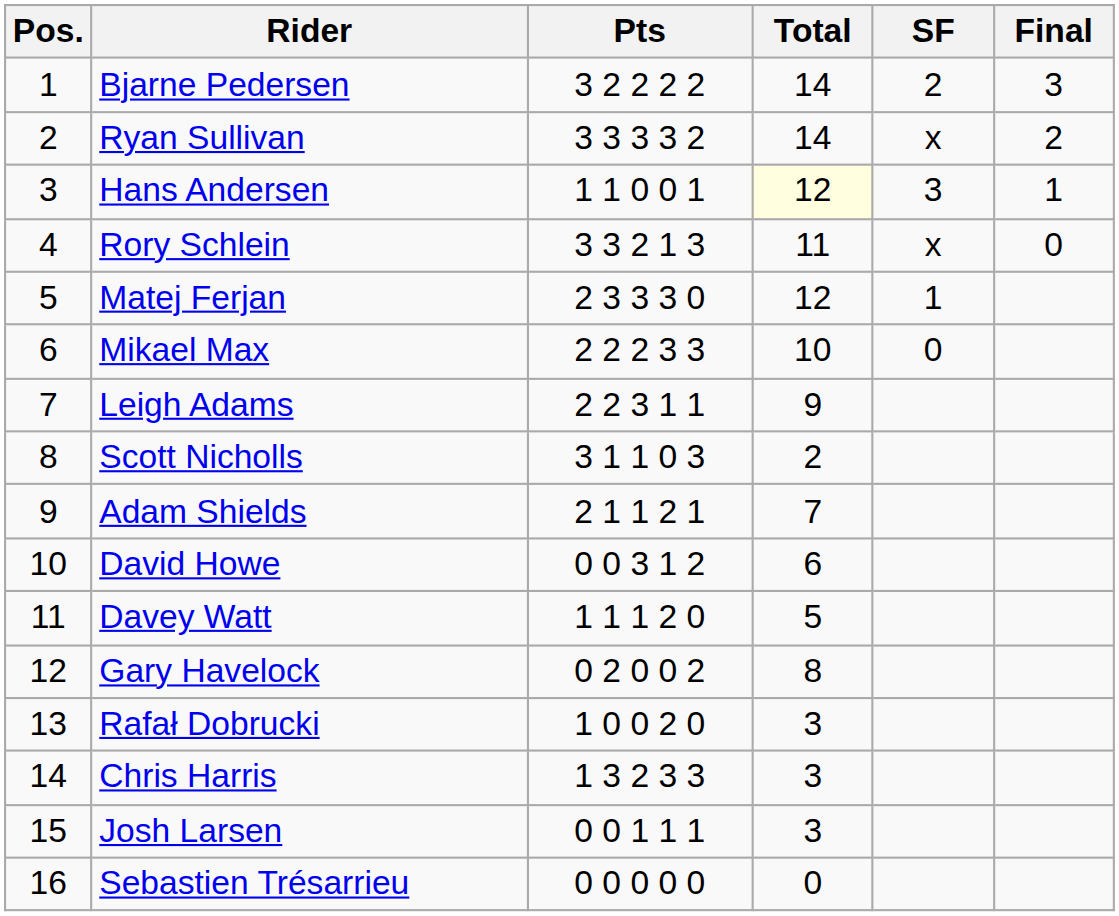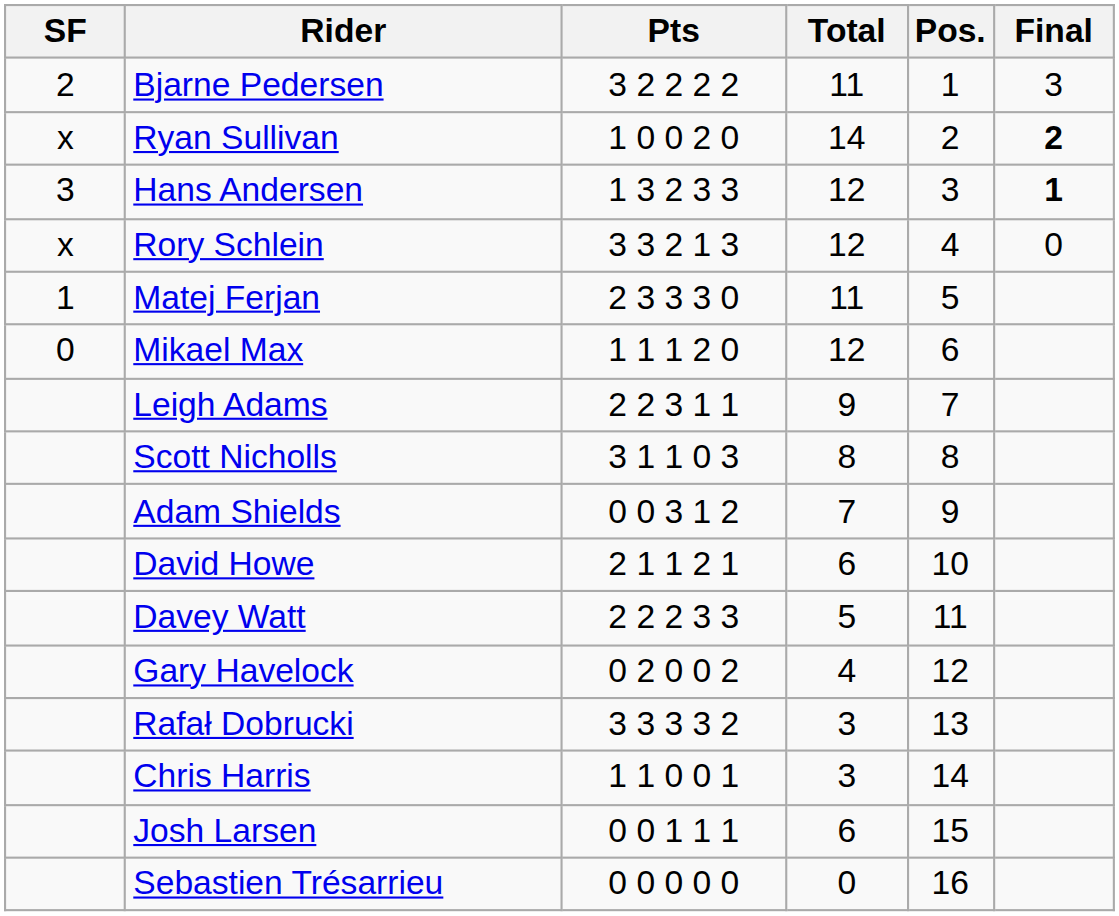columns swapped: (48, 31) <-> (933, 31)
(813, 84) 14 -> (847, 84) 11
(640, 137) 3 3 3 3 2 -> (674, 137) 1 0 0 2 0
(1054, 137) normal -> (1054, 137) bold
(640, 191) 1 1 0 0 1 -> (674, 191) 1 3 2 3 3
(813, 191) lightyellow background -> (847, 191) no background
(1054, 191) normal -> (1054, 191) bold
(813, 244) 11 -> (847, 244) 12
(813, 297) 12 -> (847, 297) 11
(640, 350) 2 2 2 3 3 -> (674, 350) 1 1 1 2 0
(813, 350) 10 -> (847, 350) 12
(813, 457) 2 -> (847, 457) 8
(640, 510) 2 1 1 2 1 -> (674, 510) 0 0 3 1 2
(640, 564) 0 0 3 1 2 -> (674, 564) 2 1 1 2 1
(640, 617) 1 1 1 2 0 -> (674, 617) 2 2 2 3 3
(813, 670) 8 -> (847, 670) 4
(640, 723) 1 0 0 2 0 -> (674, 723) 3 3 3 3 2
(640, 777) 1 3 2 3 3 -> (674, 777) 1 1 0 0 1
(813, 830) 3 -> (847, 830) 6
